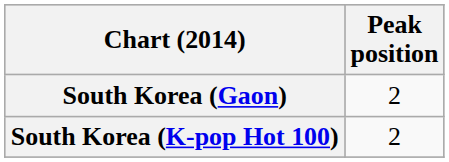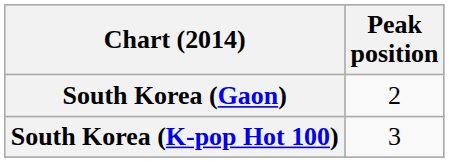(395, 136) 2 -> (395, 136) 3
